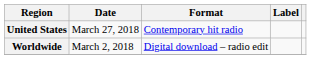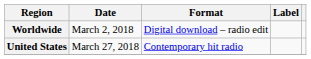rows swapped: (37, 46) <-> (37, 29)
